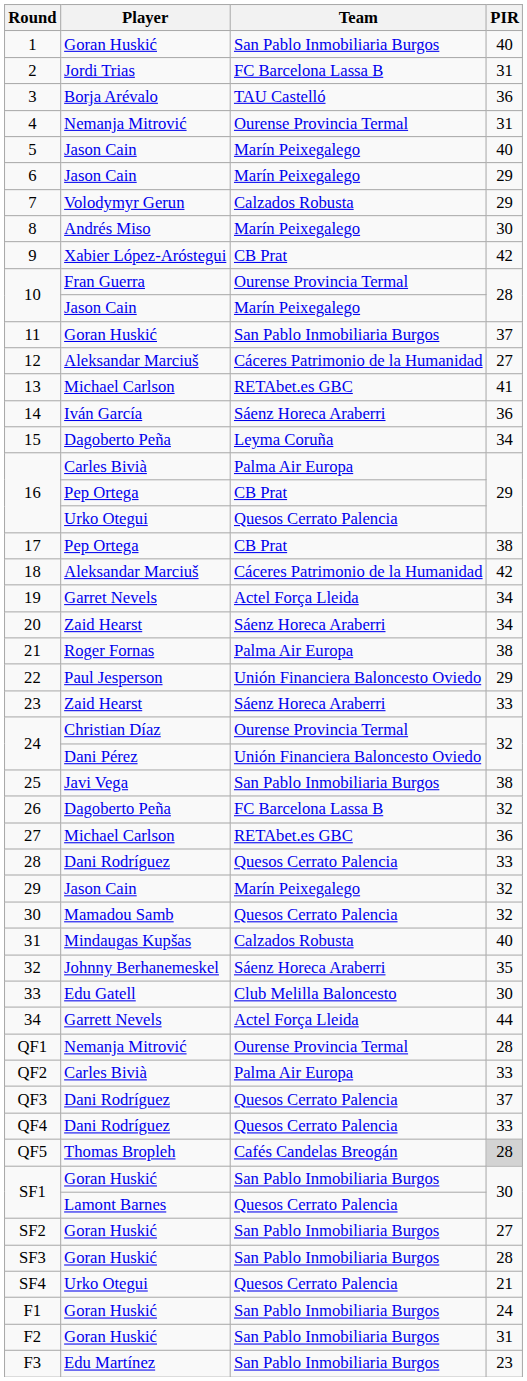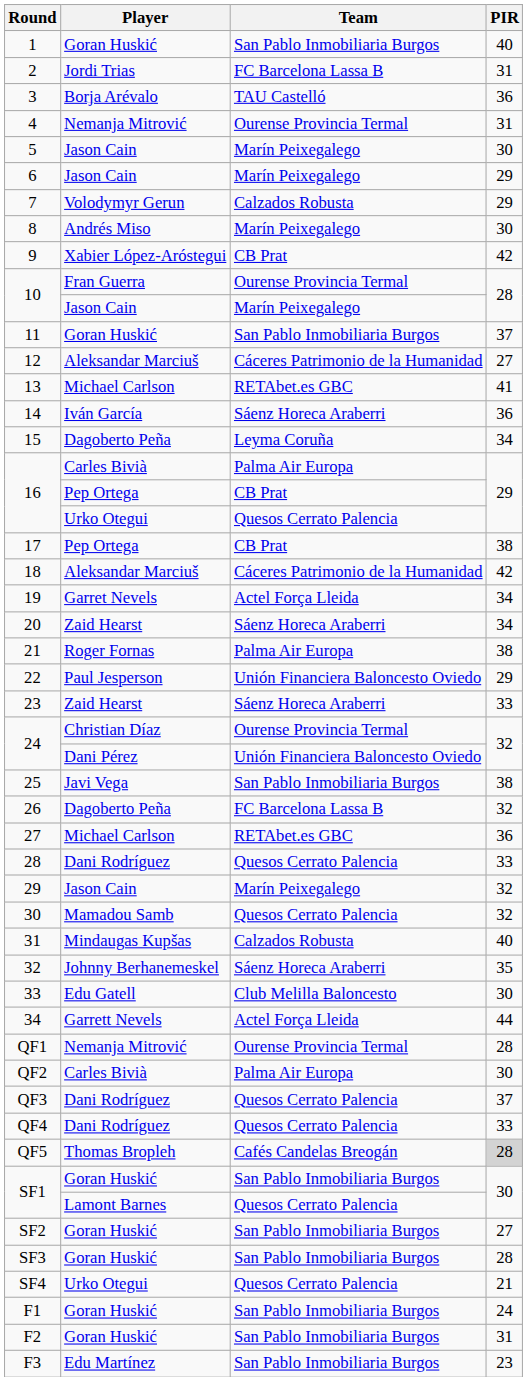(505, 149) 40 -> (505, 149) 30
(505, 1073) 33 -> (505, 1073) 30
